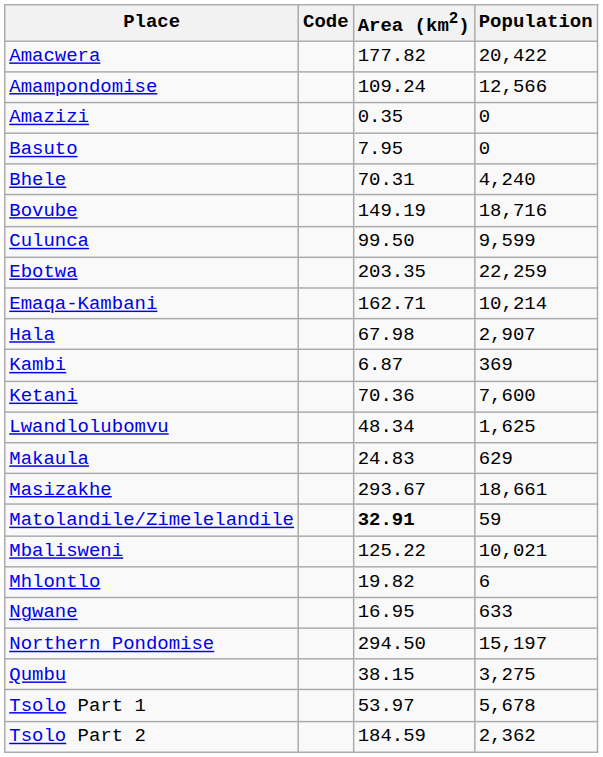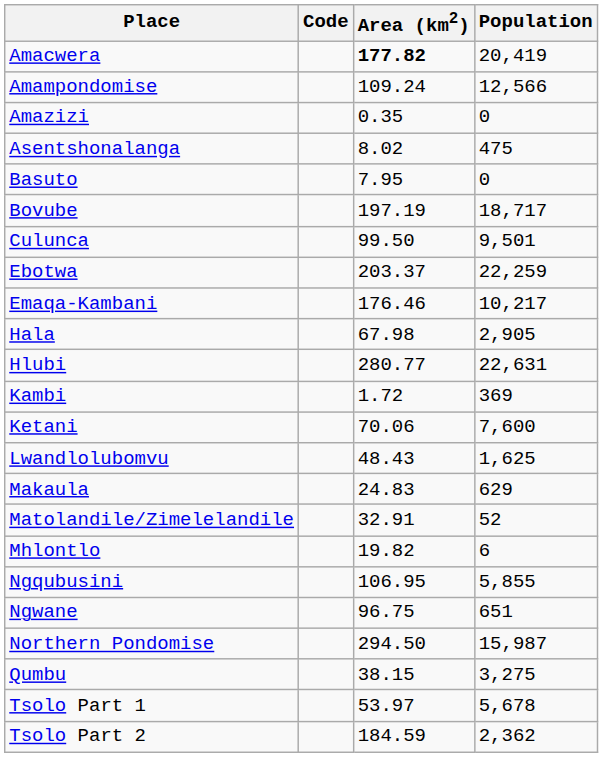(392, 56) normal -> (392, 56) bold
(513, 56) 20,422 -> (513, 56) 20,419
+ row: (95, 149)
- row: (38, 180)
(392, 211) 149.19 -> (392, 211) 197.19
(513, 211) 18,716 -> (513, 211) 18,717
(507, 242) 9,599 -> (507, 242) 9,501
(392, 273) 203.35 -> (392, 273) 203.37
(392, 303) 162.71 -> (392, 303) 176.46
(513, 303) 10,214 -> (513, 303) 10,217
(507, 334) 2,907 -> (507, 334) 2,905
+ row: (38, 365)
(380, 365) 6.87 -> (380, 396) 1.72
(386, 396) 70.36 -> (386, 427) 70.06
(386, 427) 48.34 -> (386, 458) 48.43
- row: (61, 489)
(386, 520) bold -> (386, 520) normal
(490, 520) 59 -> (490, 520) 52
- row: (66, 551)
+ row: (66, 582)
(386, 613) 16.95 -> (386, 613) 96.75
(496, 613) 633 -> (496, 613) 651
(513, 644) 15,197 -> (513, 644) 15,987
